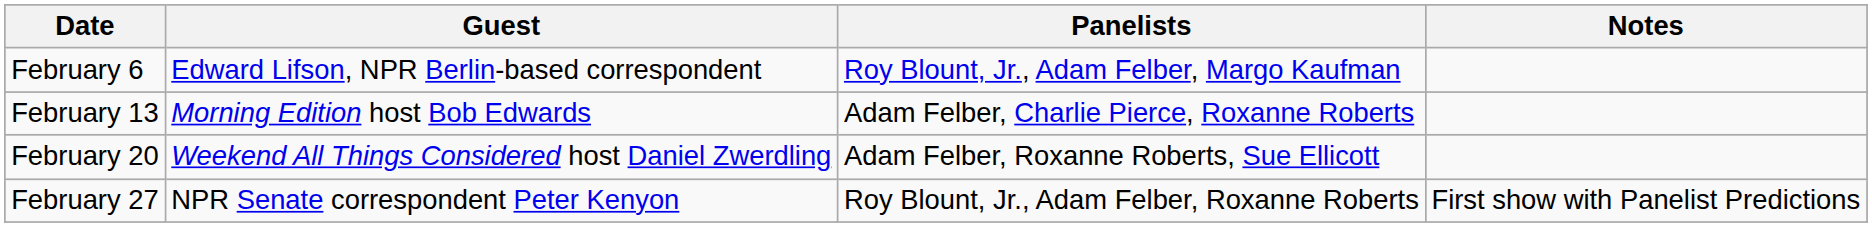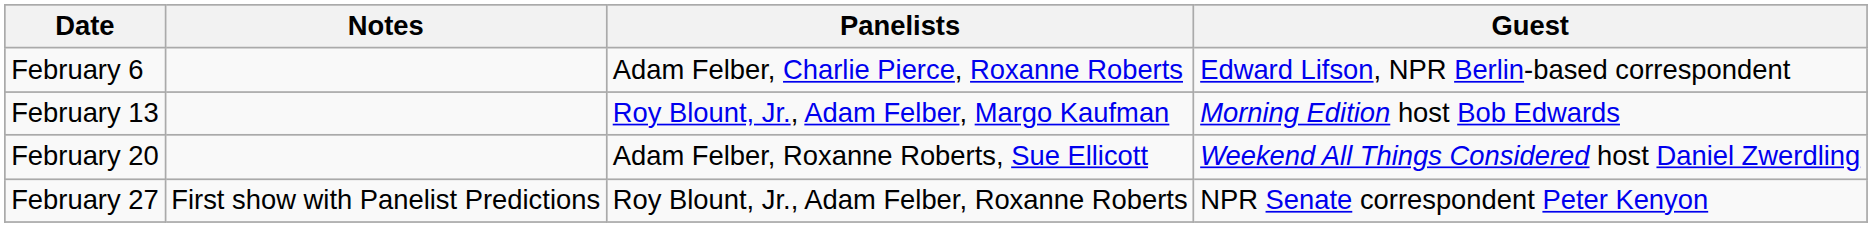columns swapped: (501, 26) <-> (1646, 26)
(1122, 69) Roy Blount, Jr., Adam Felber, Margo Kaufman -> (898, 69) Adam Felber, Charlie Pierce, Roxanne Roberts
(1129, 112) Adam Felber, Charlie Pierce, Roxanne Roberts -> (891, 112) Roy Blount, Jr., Adam Felber, Margo Kaufman
